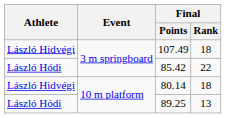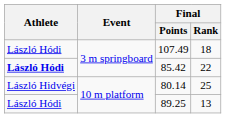(41, 49) László Hidvégi -> (34, 49) László Hódi
(34, 67) normal -> (35, 67) bold
(206, 86) 18 -> (206, 86) 25
